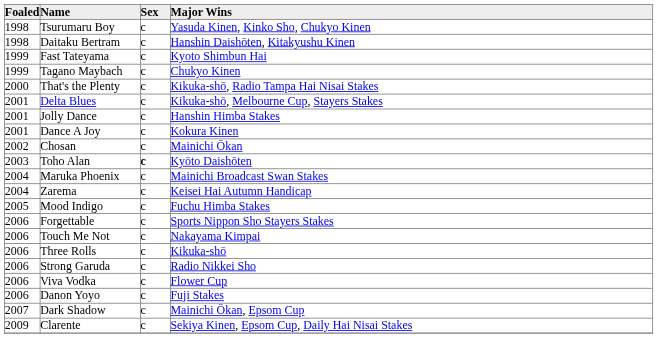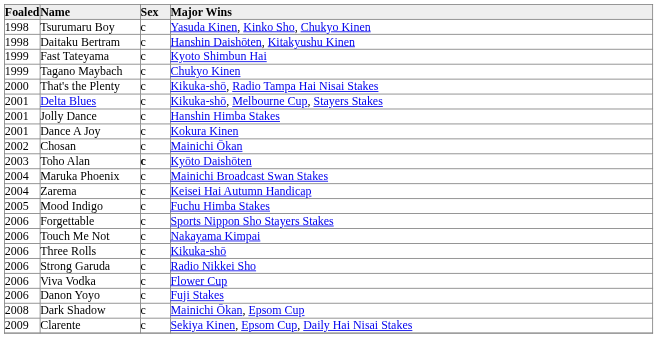(17, 310) 2007 -> (17, 310) 2008
